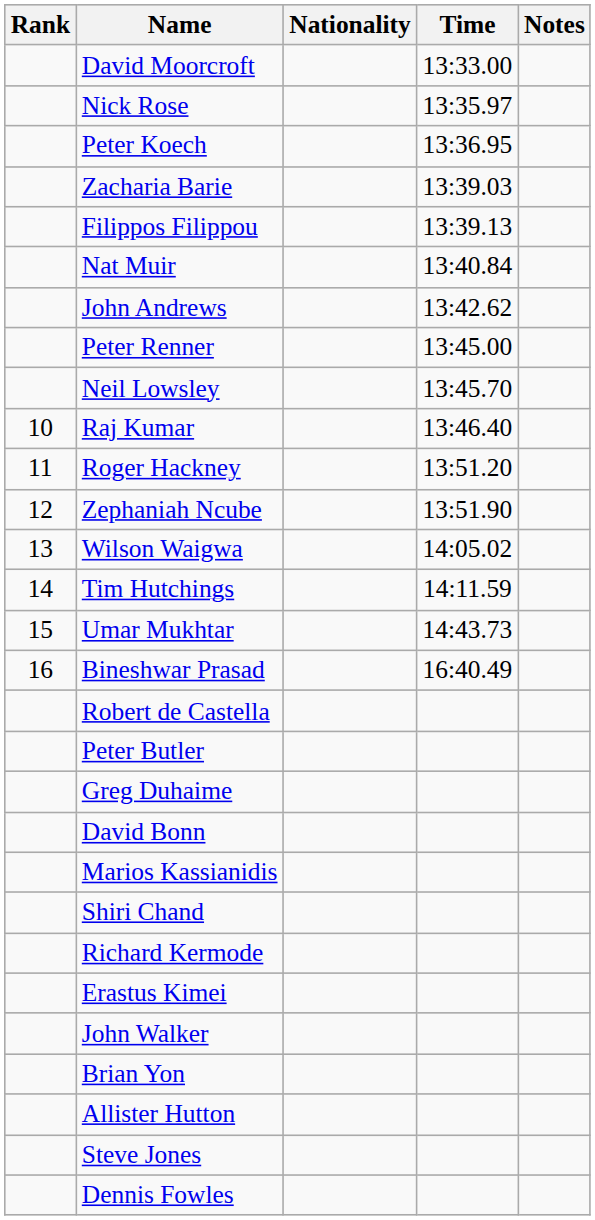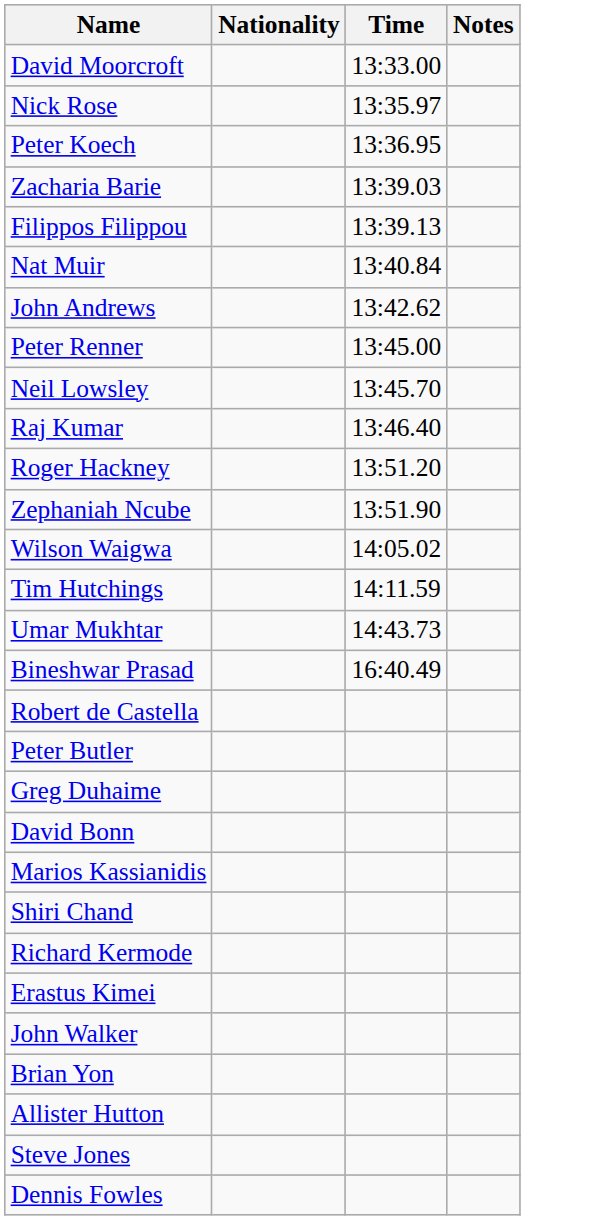- column: (40, 24)
